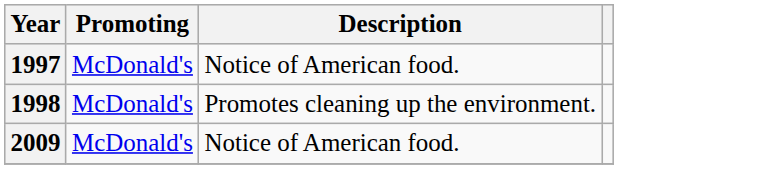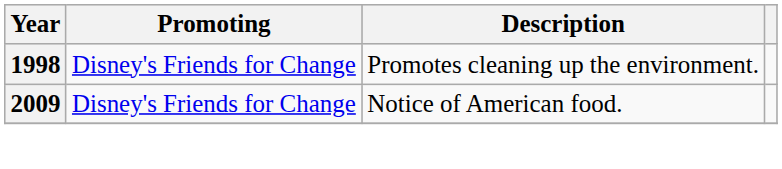- row: (35, 63)
(132, 103) McDonald's -> (214, 63) Disney's Friends for Change
(132, 143) McDonald's -> (214, 103) Disney's Friends for Change
